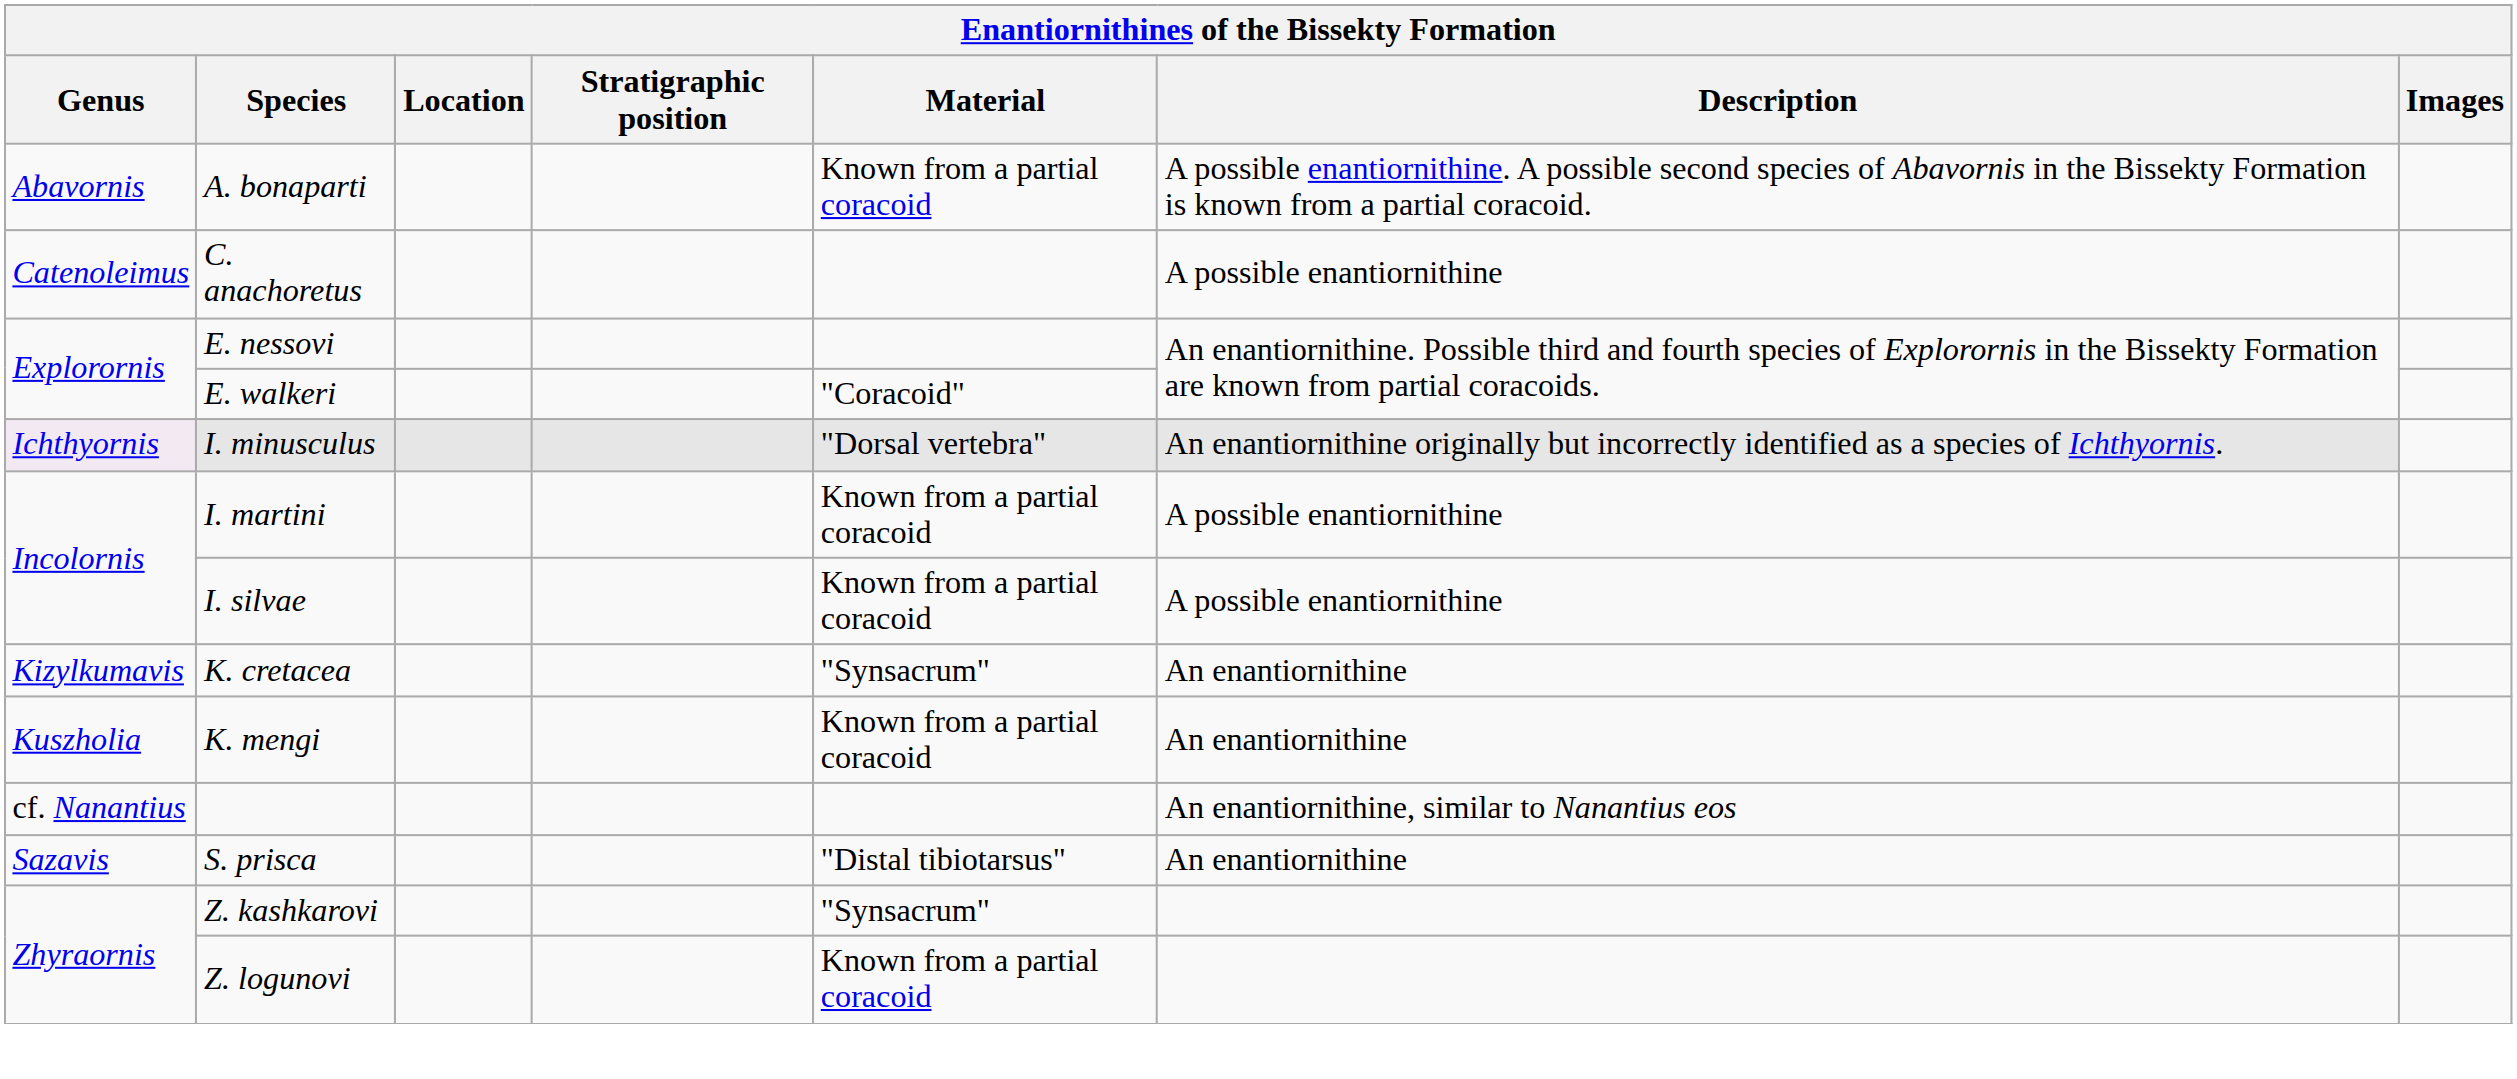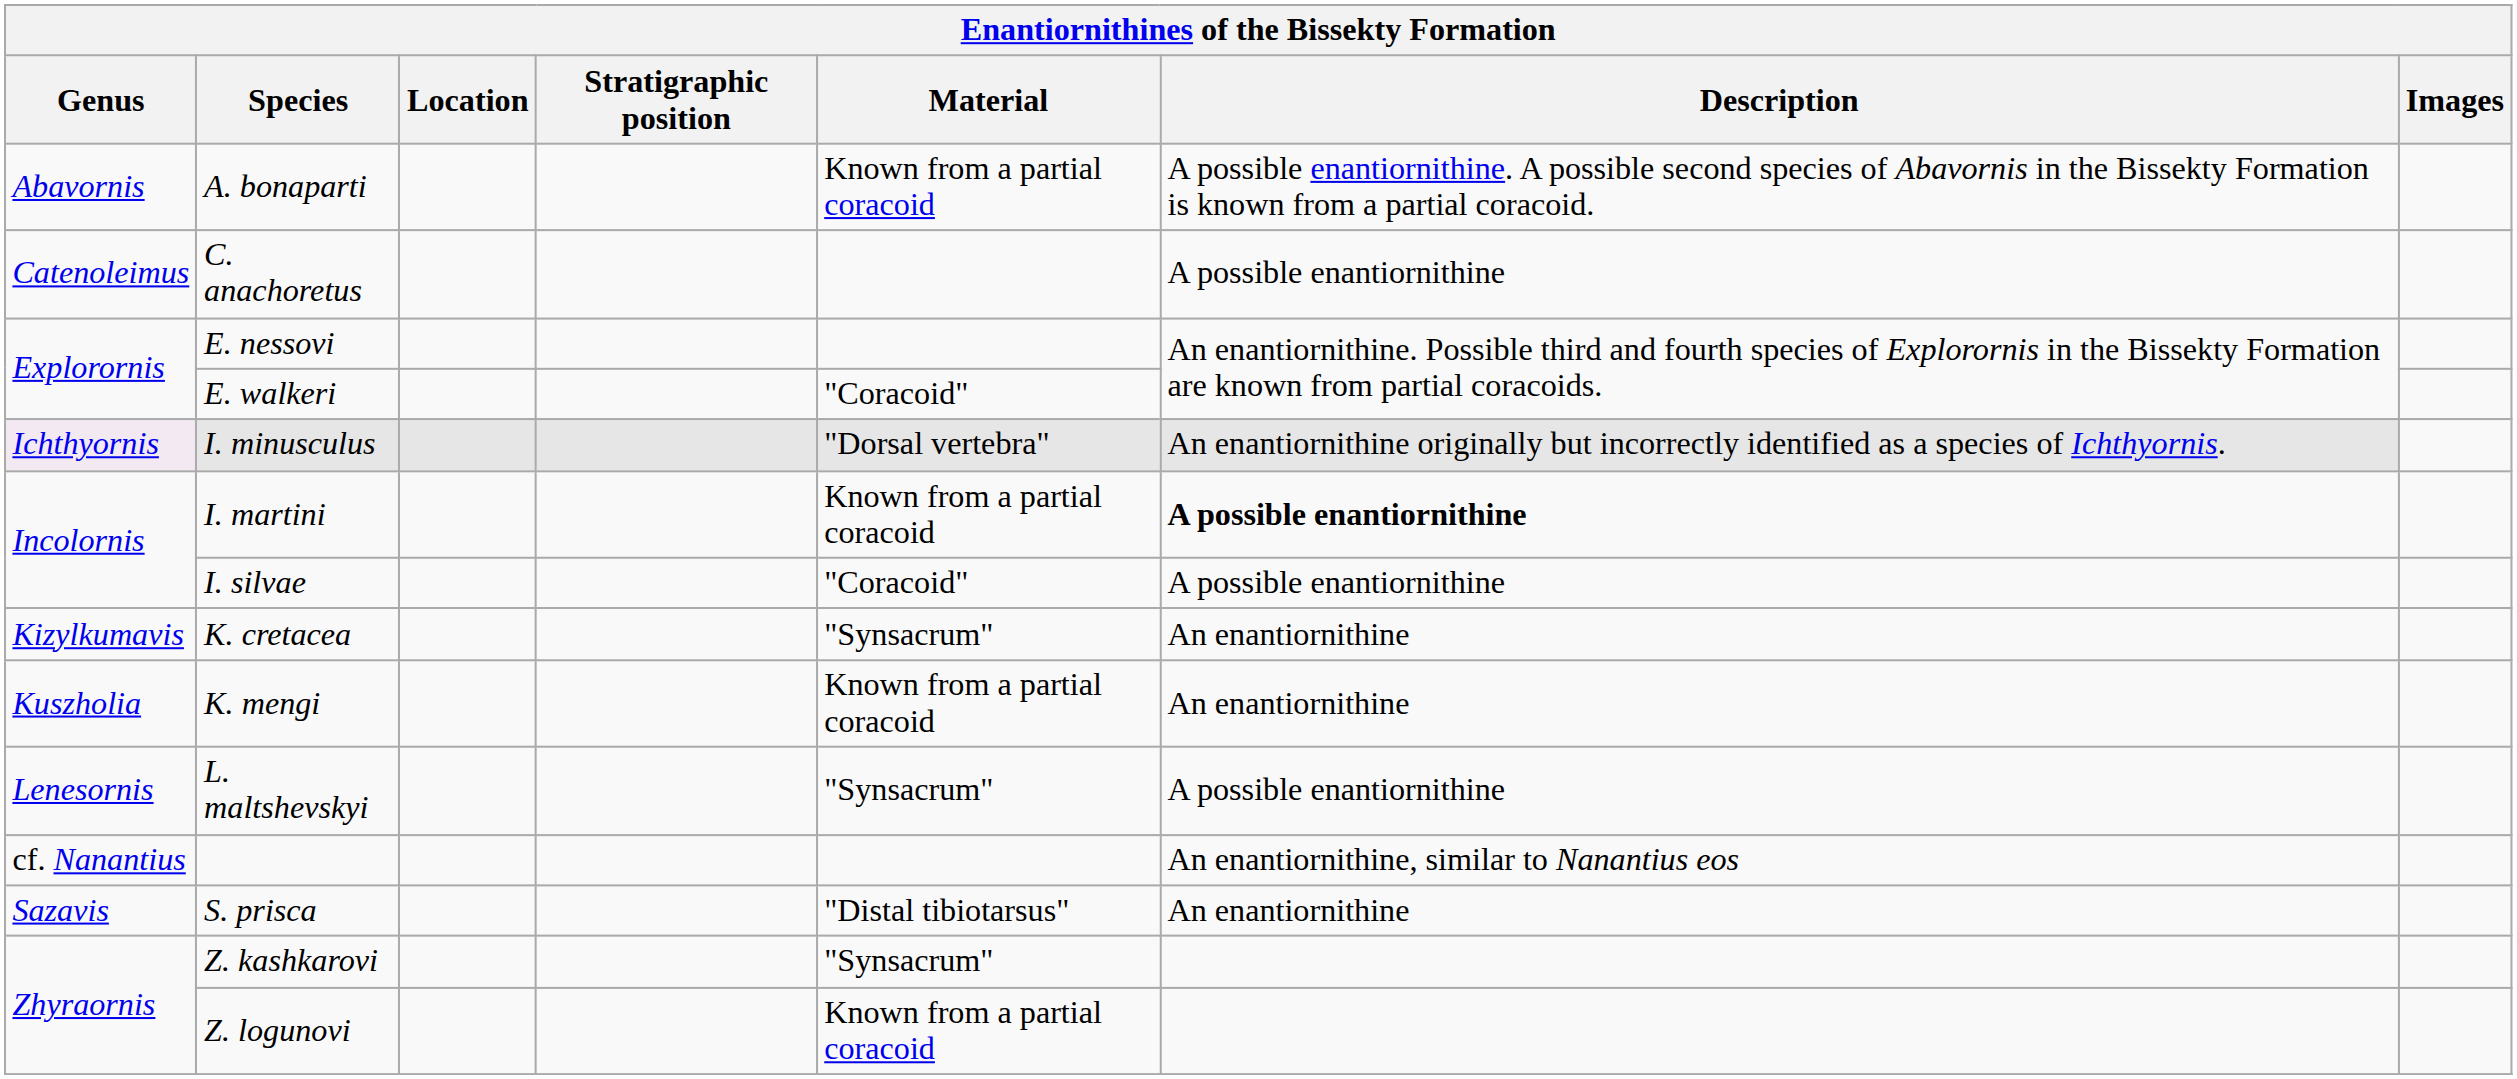(1334, 513) normal -> (1347, 513) bold
(960, 600) Known from a partial coracoid -> (896, 582) "Coracoid"
+ row: (83, 790)
